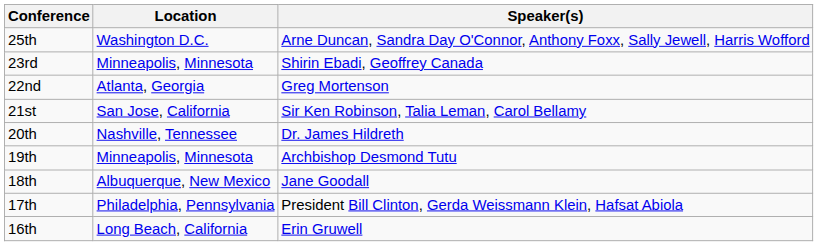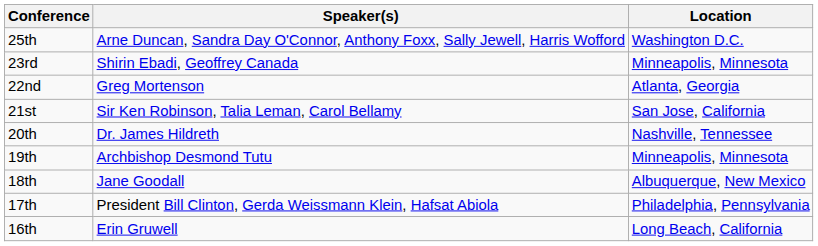columns swapped: (186, 16) <-> (545, 16)
